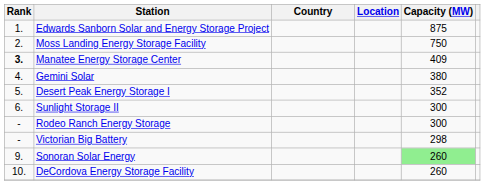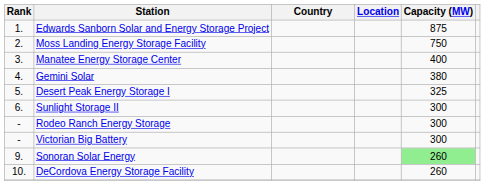(19, 60) bold -> (19, 60) normal
(438, 60) 409 -> (438, 60) 400
(438, 92) 352 -> (438, 92) 325
(438, 140) 298 -> (438, 140) 300
